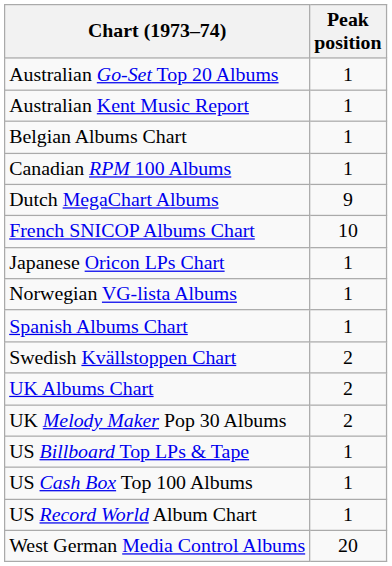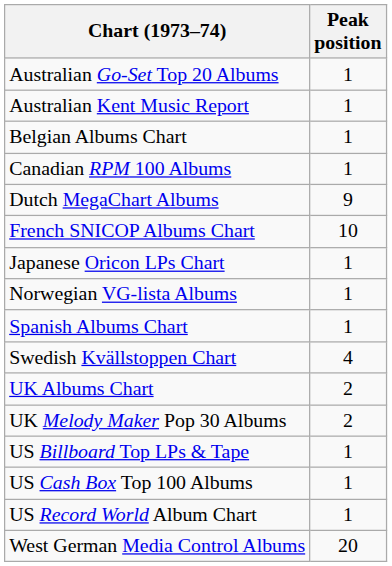(348, 357) 2 -> (348, 357) 4
